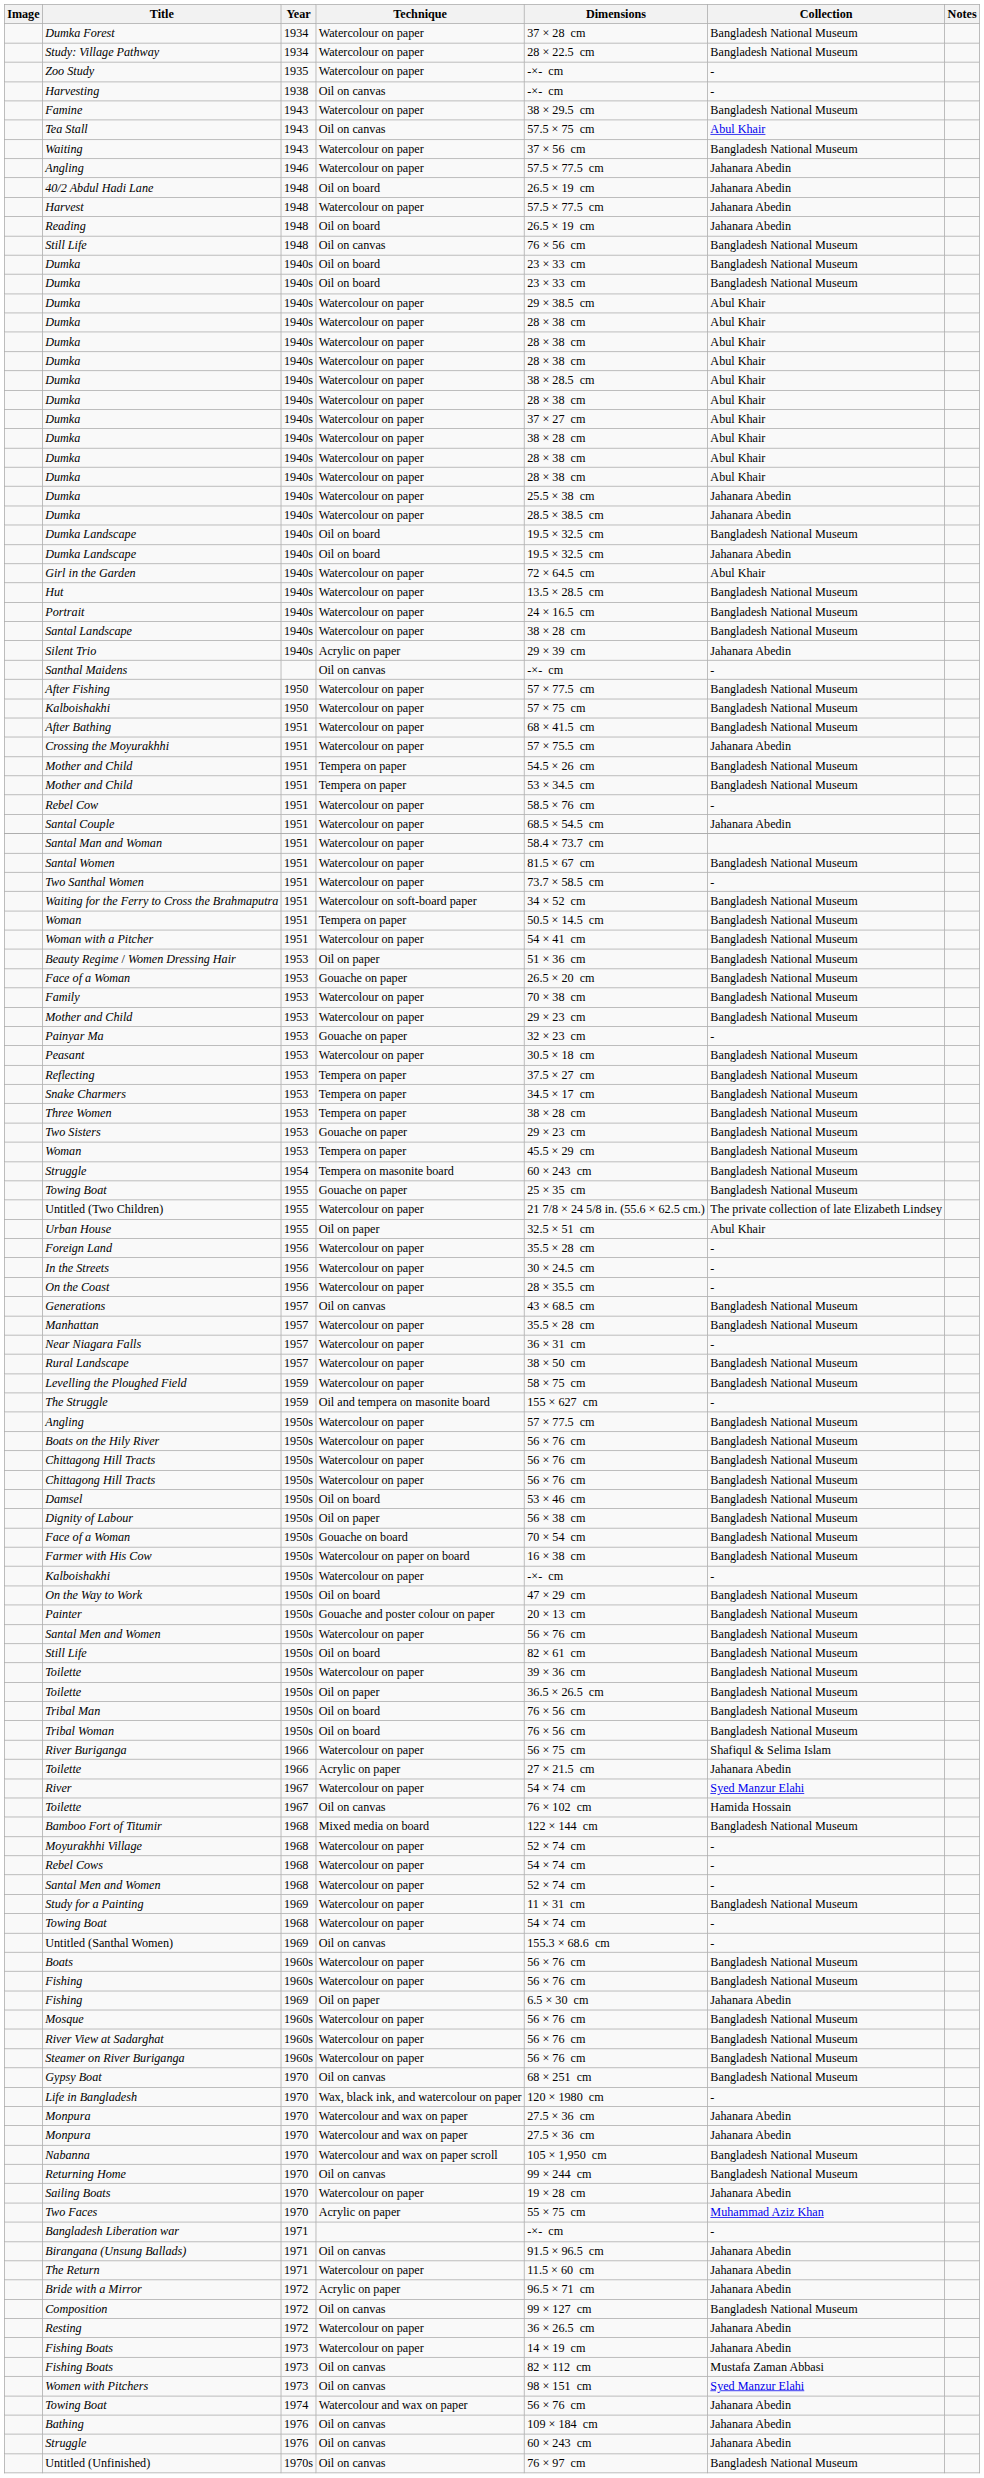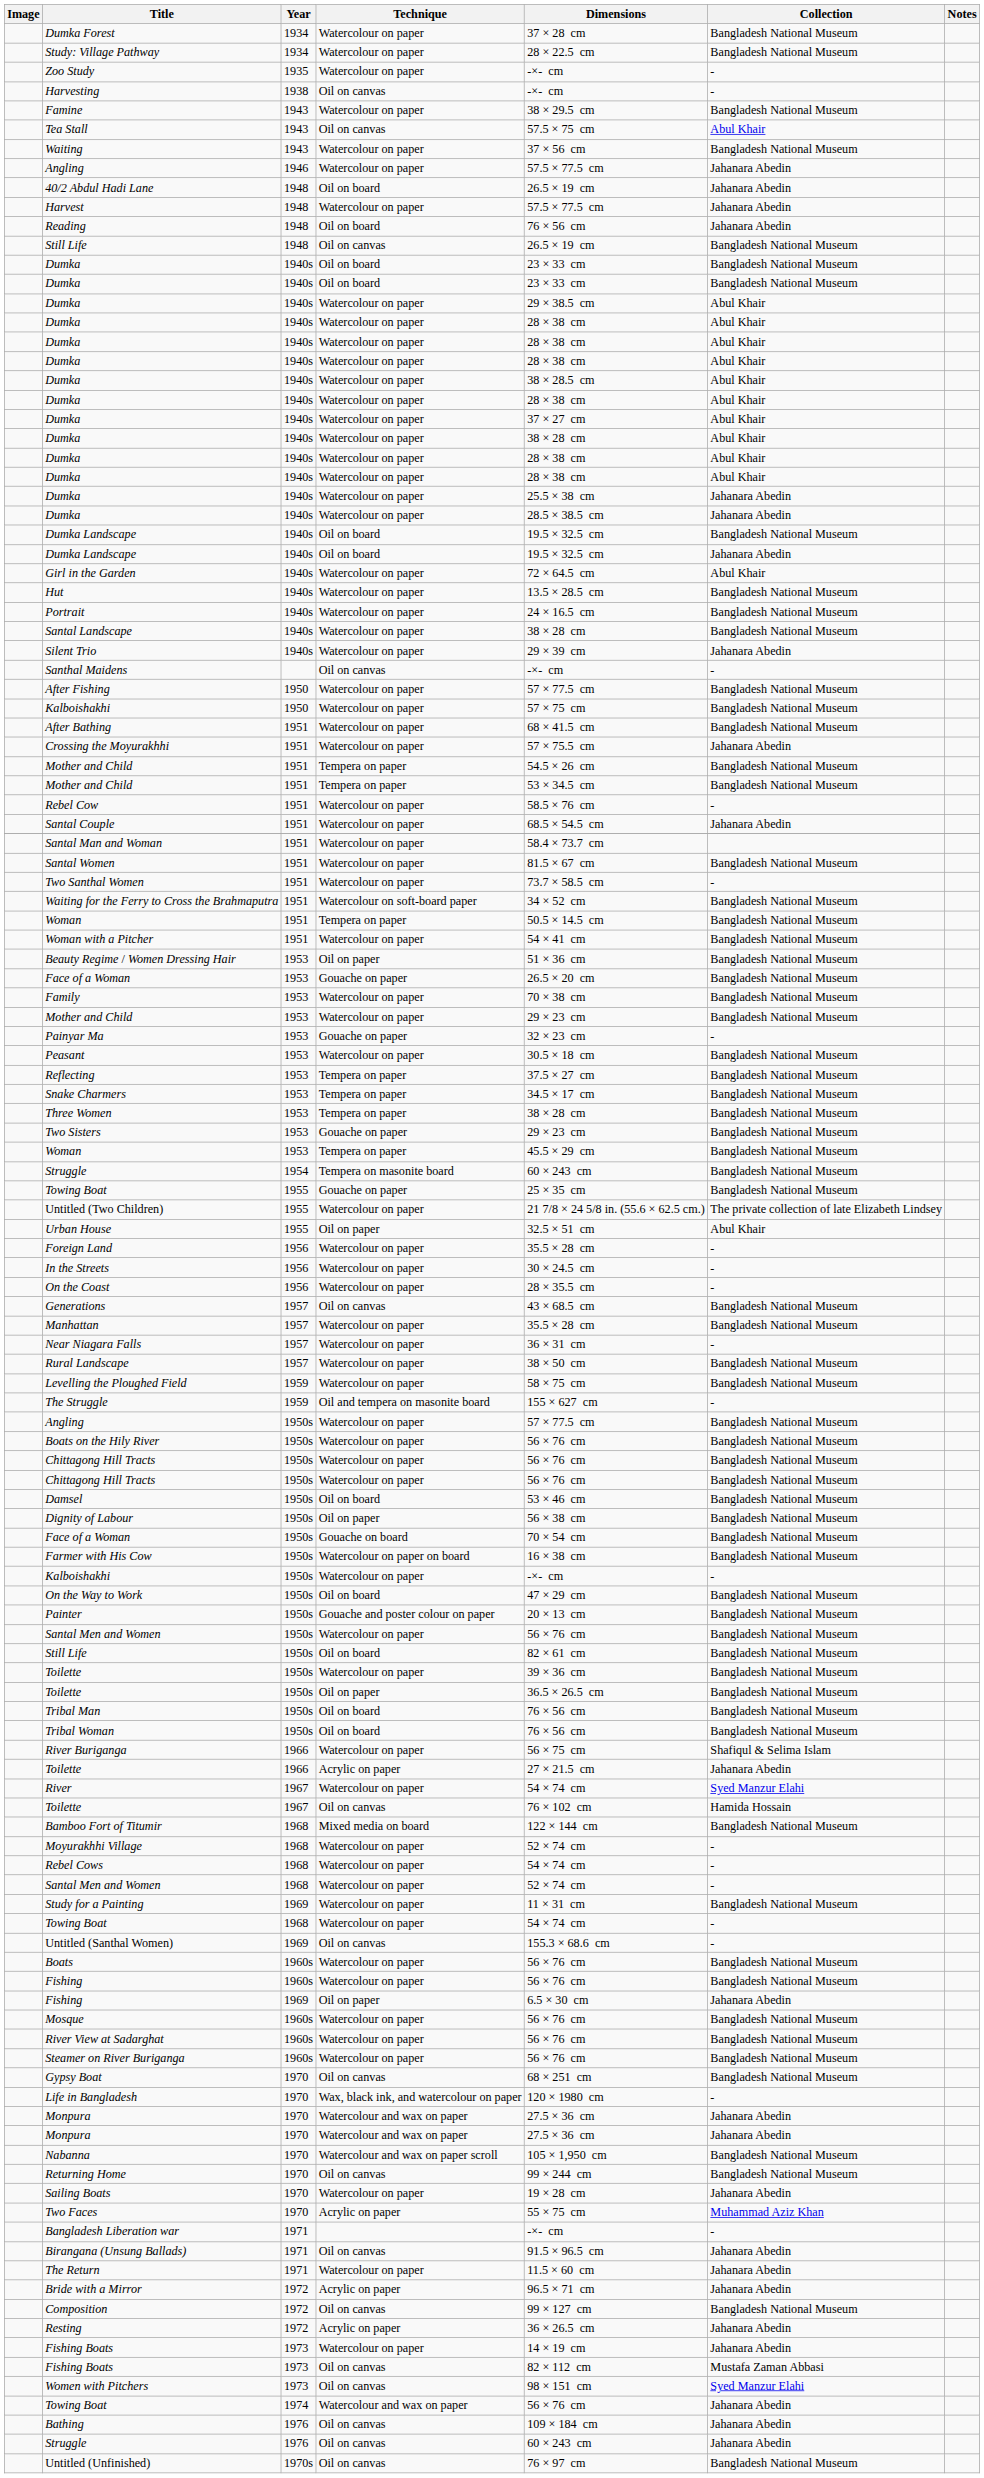(561, 226) 26.5 × 19 cm -> (556, 226) 76 × 56 cm
(556, 245) 76 × 56 cm -> (561, 245) 26.5 × 19 cm
(360, 650) Acrylic on paper -> (371, 650) Watercolour on paper
(371, 2328) Watercolour on paper -> (360, 2328) Acrylic on paper
